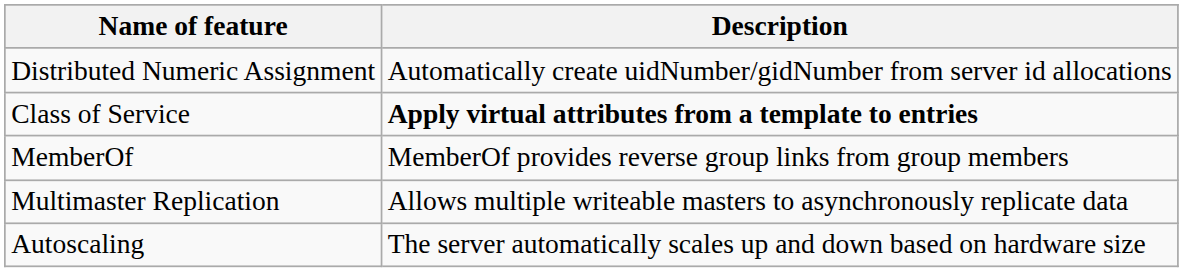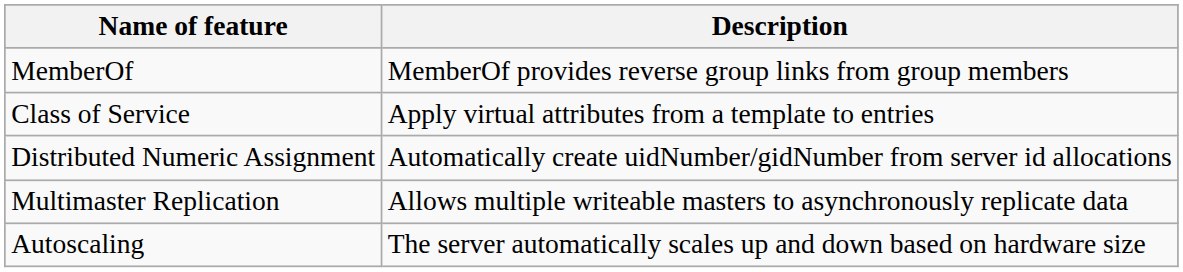rows swapped: (72, 157) <-> (193, 69)
(683, 113) bold -> (661, 113) normal
